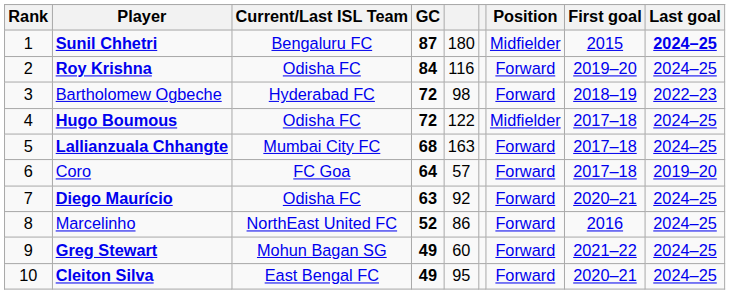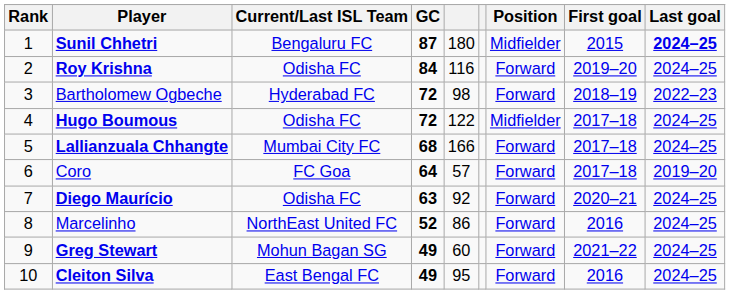(461, 146) 163 -> (461, 146) 166
(605, 276) 2020–21 -> (605, 276) 2016
